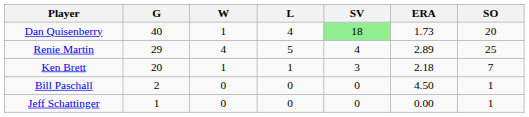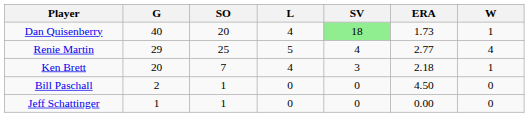columns swapped: (223, 13) <-> (491, 13)
(424, 49) 2.89 -> (424, 49) 2.77
(290, 67) 1 -> (290, 67) 4
